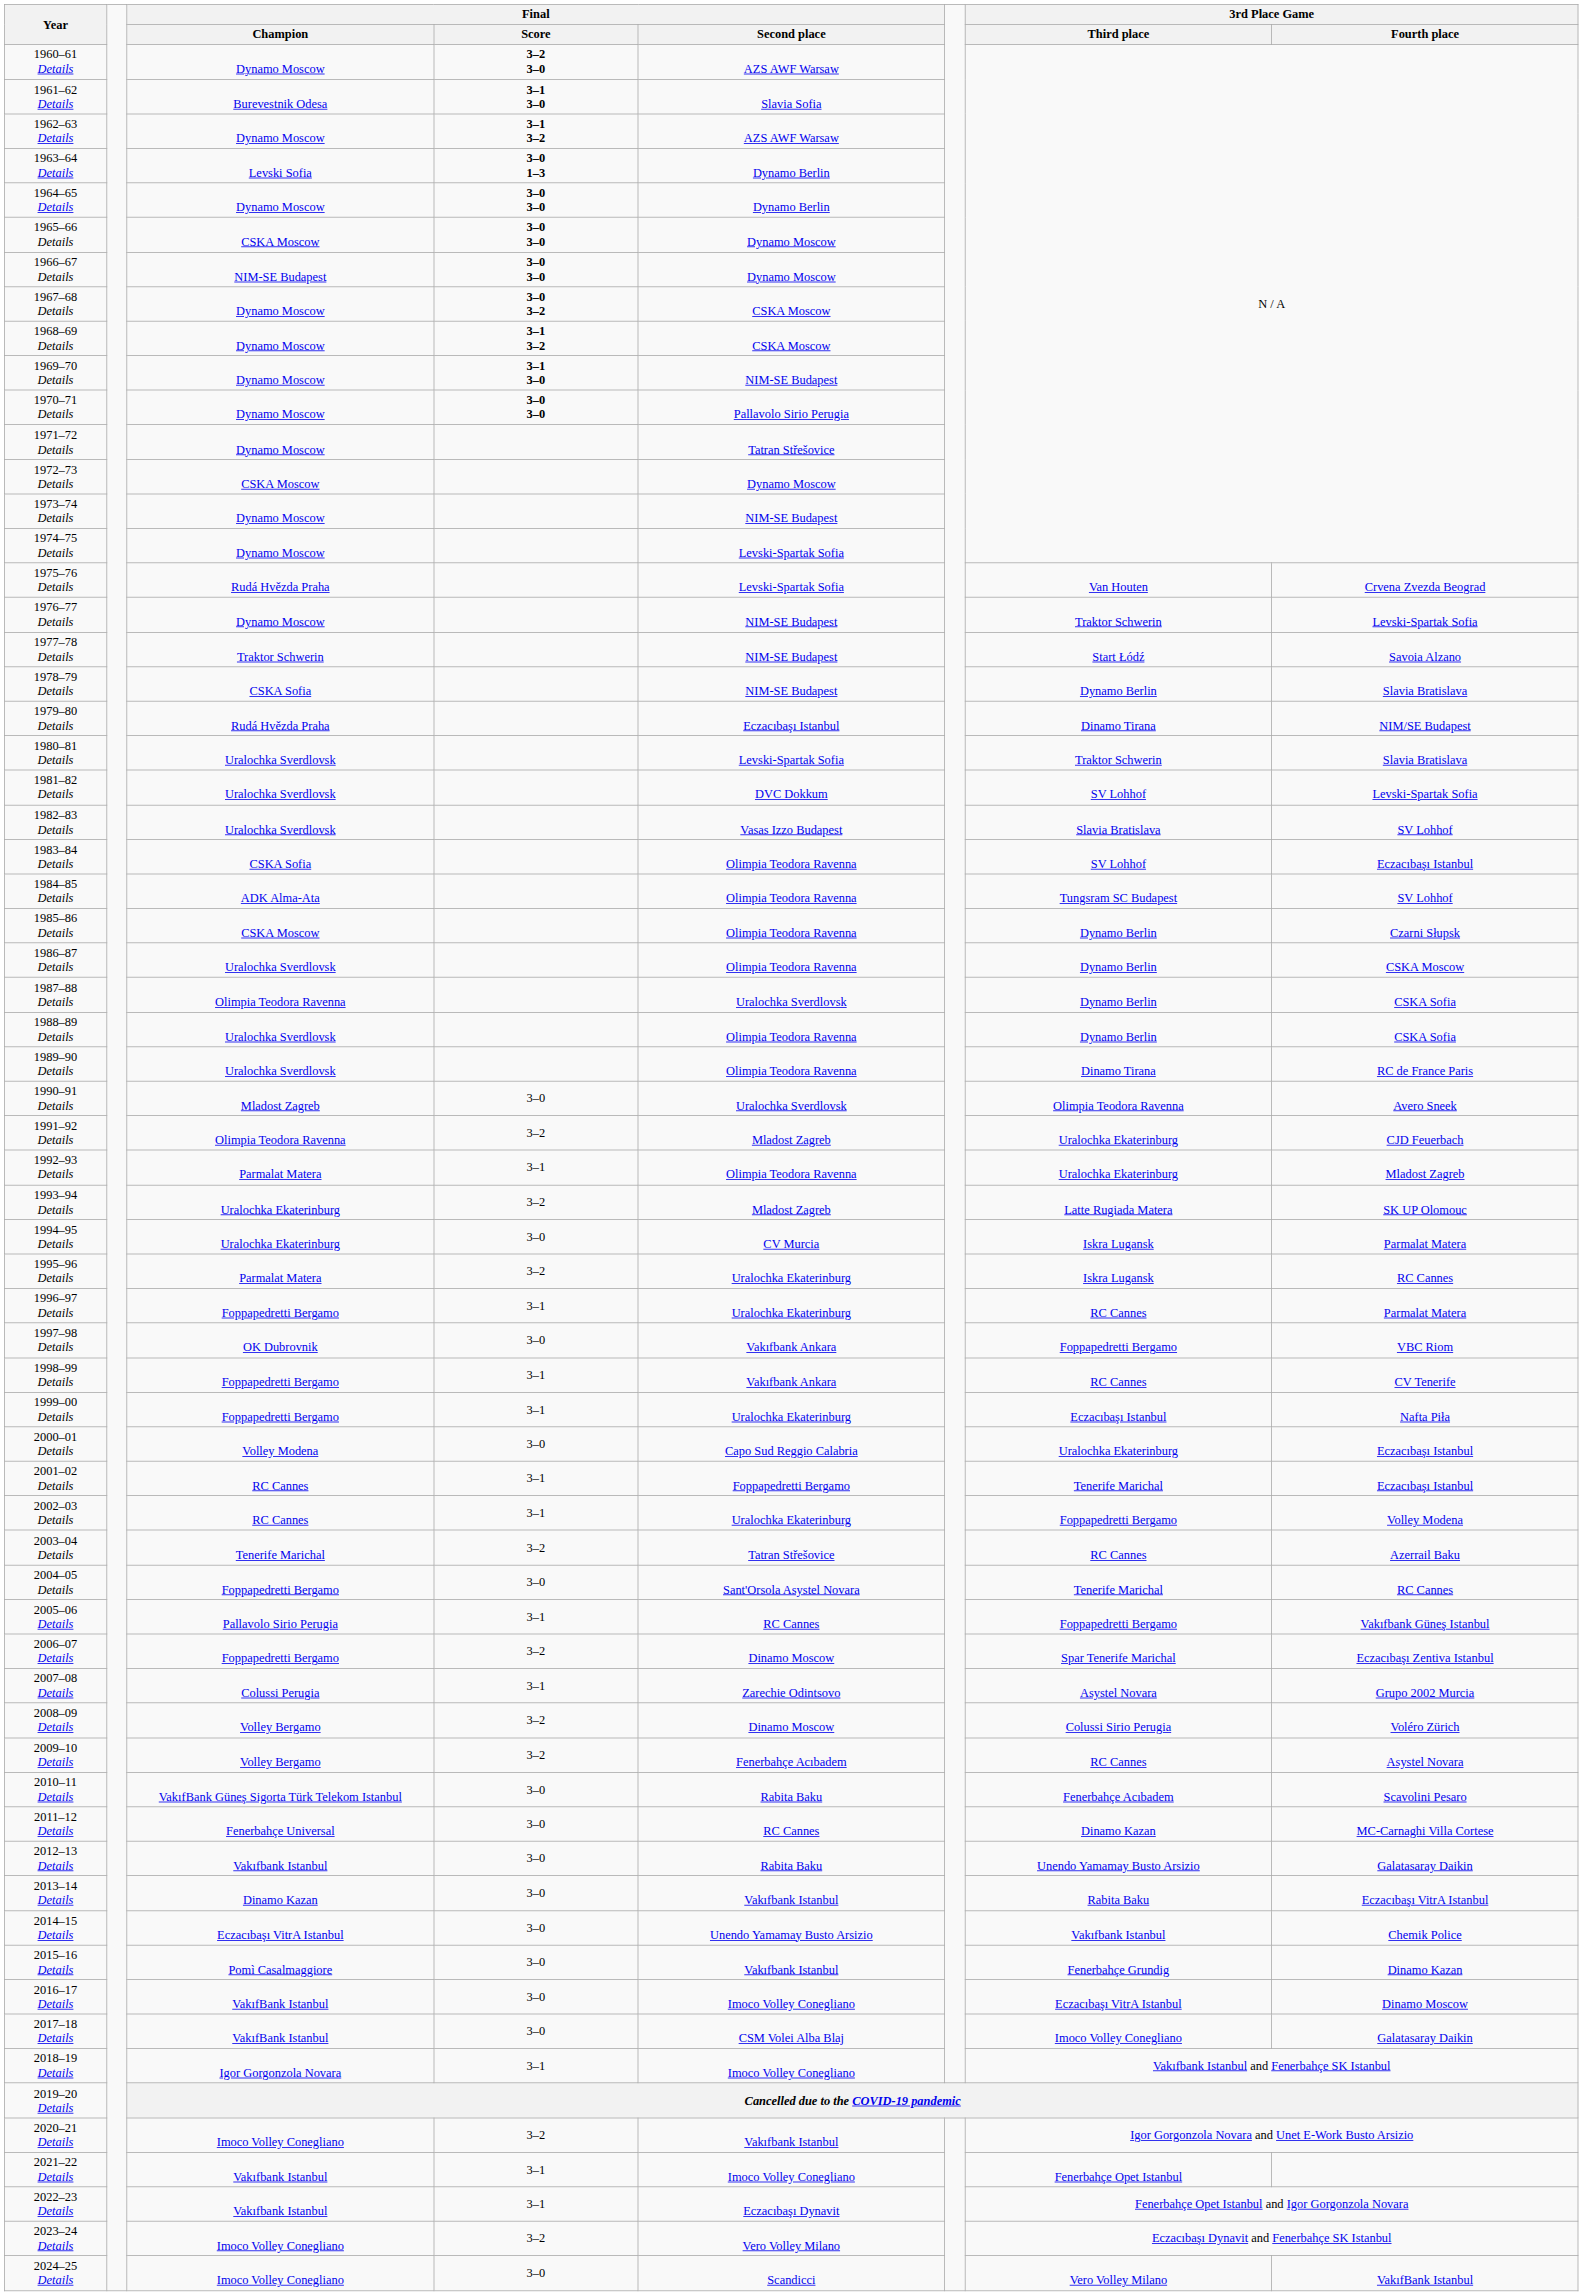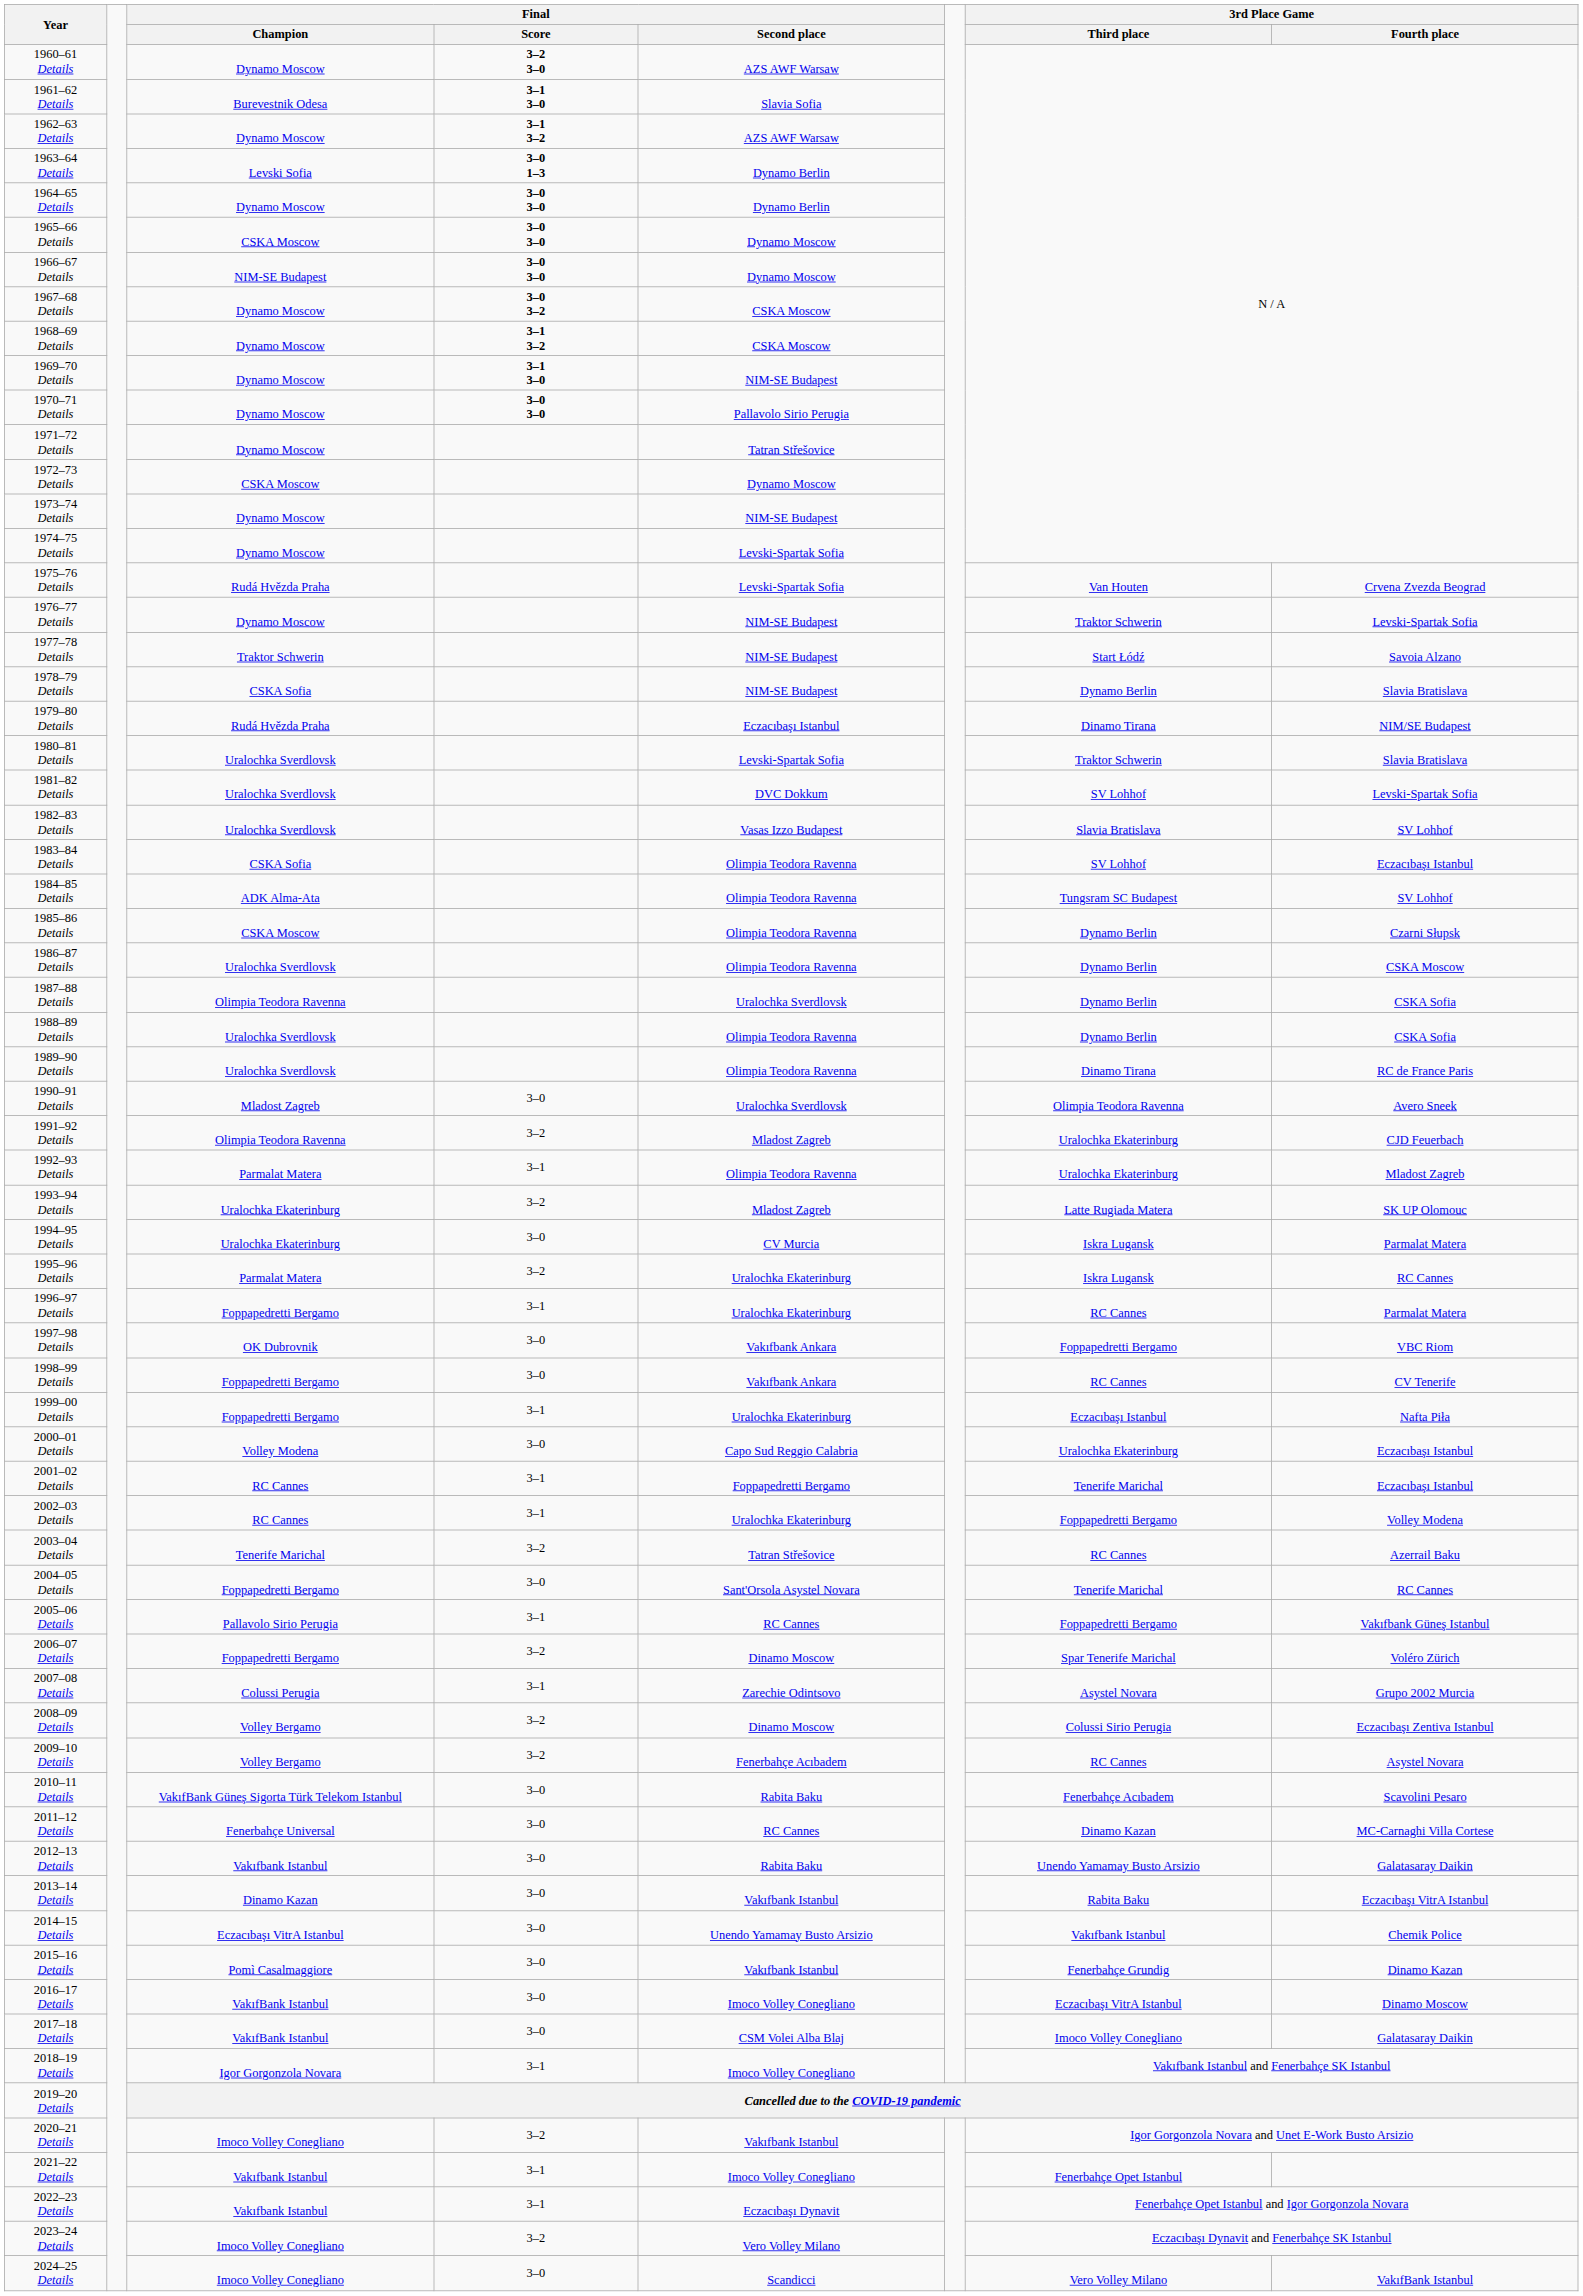(536, 1374) 3–1 -> (536, 1374) 3–0
(1425, 1658) Eczacıbaşı Zentiva Istanbul -> (1425, 1658) Voléro Zürich
(1425, 1727) Voléro Zürich -> (1425, 1727) Eczacıbaşı Zentiva Istanbul
